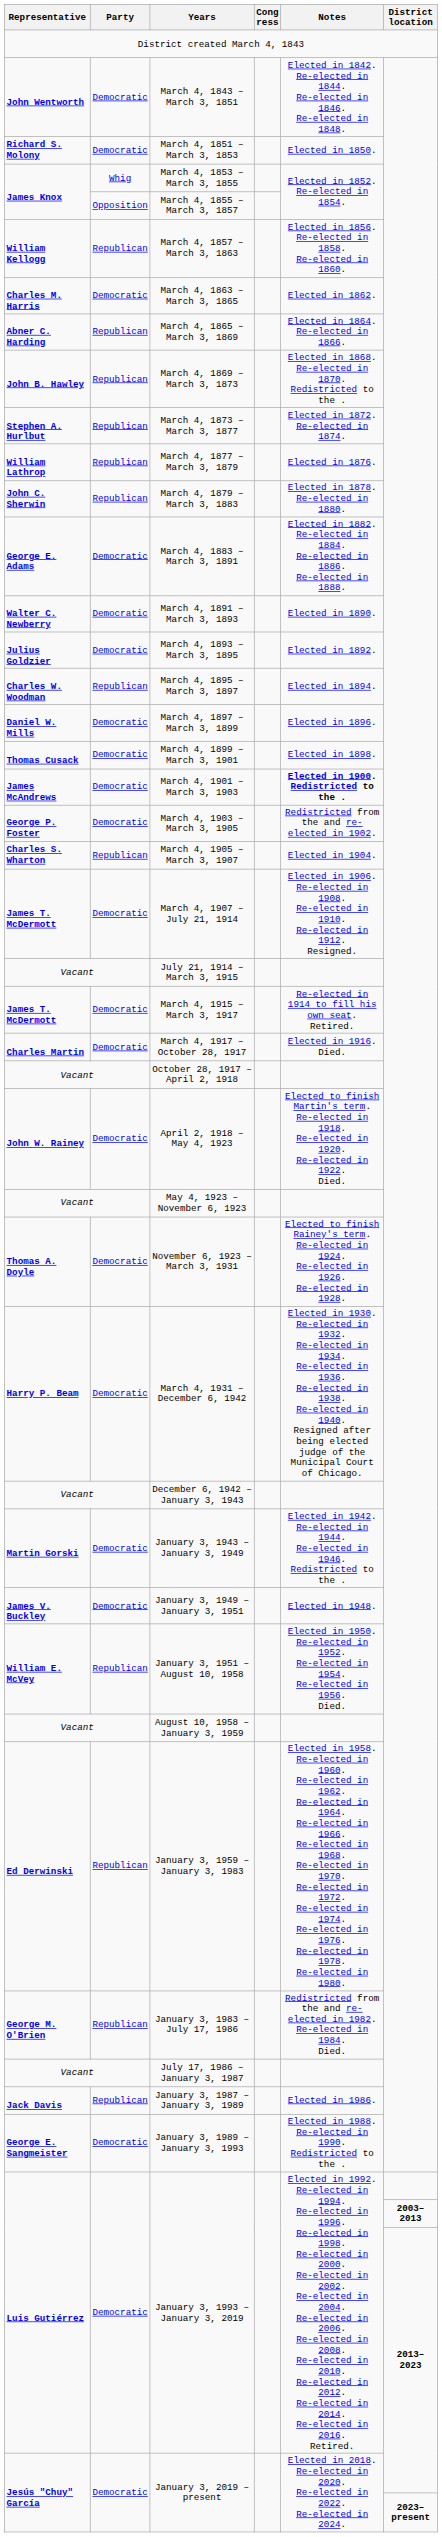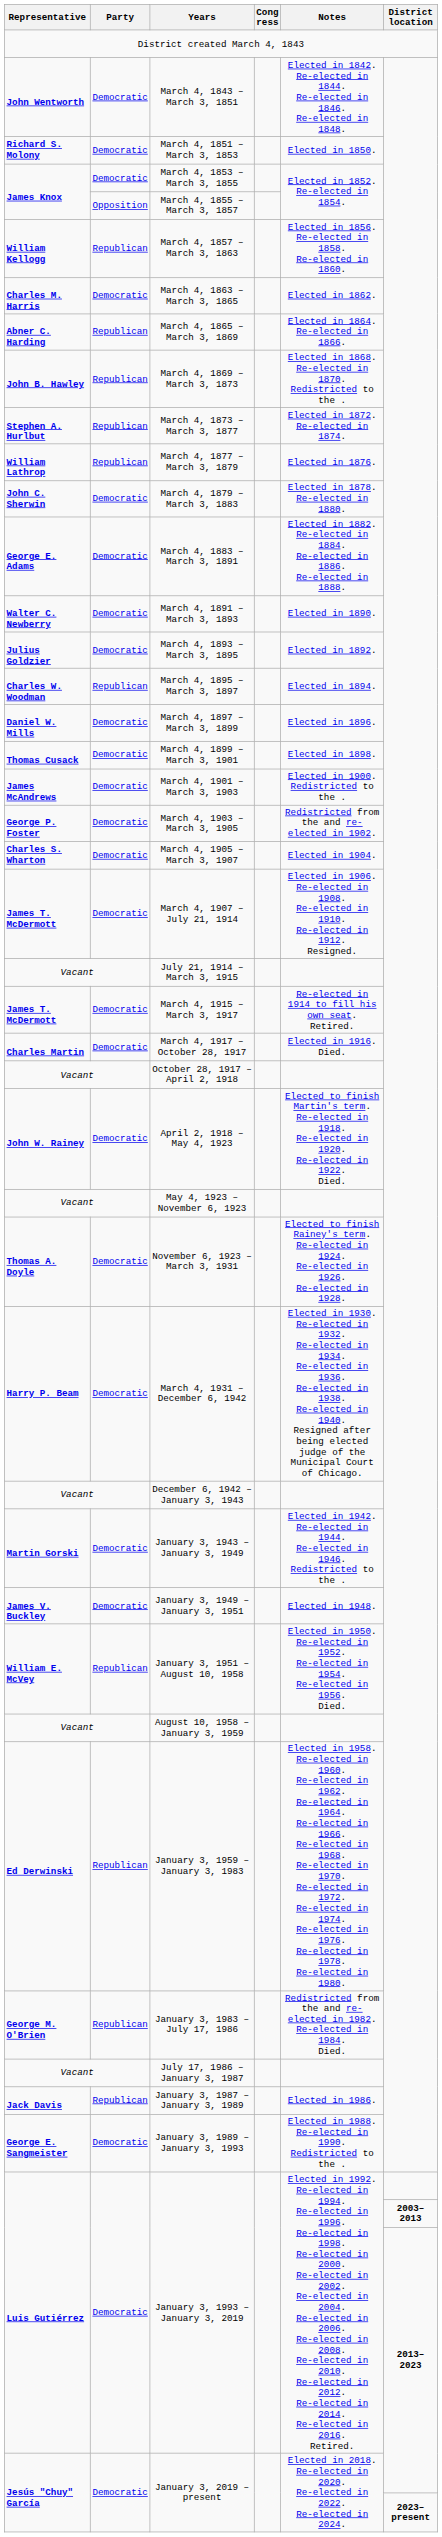(120, 178) Whig -> (120, 178) Democratic
(120, 499) Republican -> (120, 499) Democratic
(332, 787) bold -> (332, 787) normal
(120, 855) Republican -> (120, 855) Democratic
